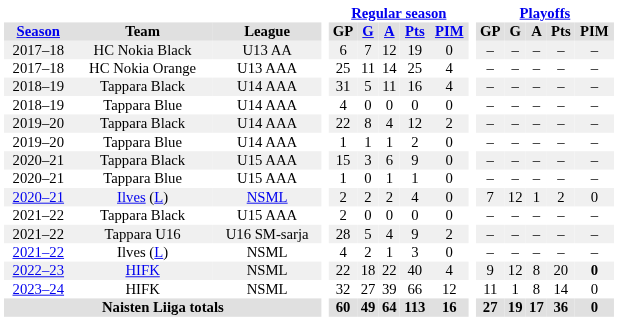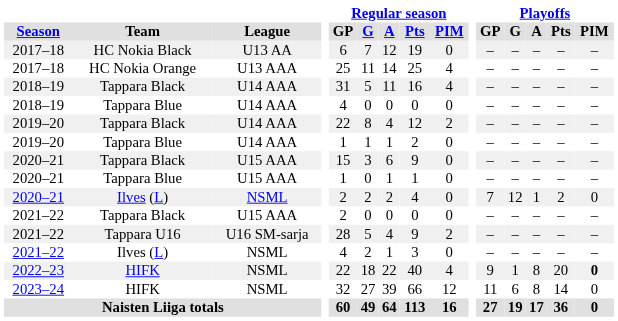(515, 270) 12 -> (515, 270) 1
(515, 289) 1 -> (515, 289) 6
